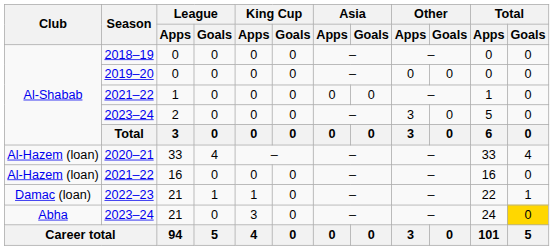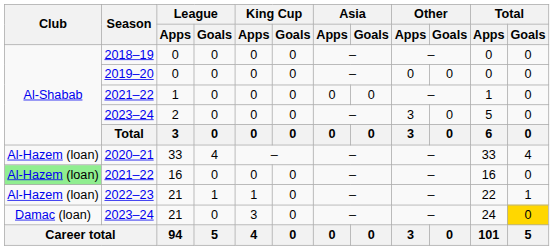(53, 174) no background -> (53, 174) lightgreen background
(53, 194) Damac (loan) -> (53, 194) Al-Hazem (loan)
(53, 214) Abha -> (53, 214) Damac (loan)
